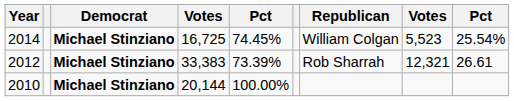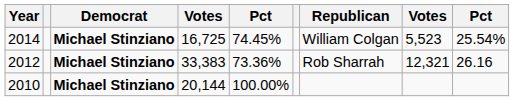(257, 62) 73.39% -> (257, 62) 73.36%
(474, 62) 26.61 -> (474, 62) 26.16
